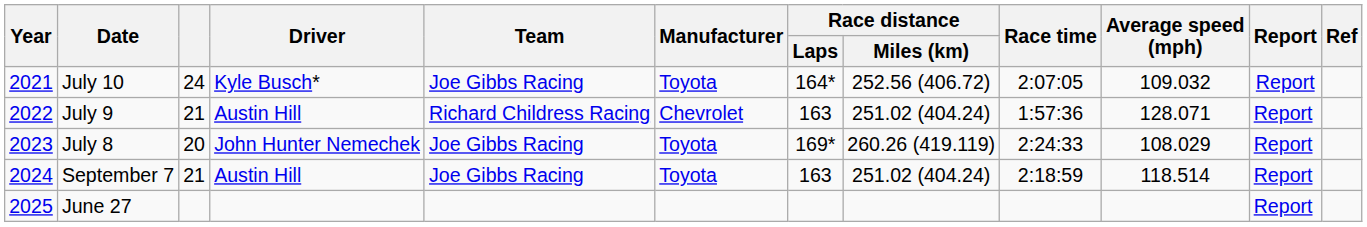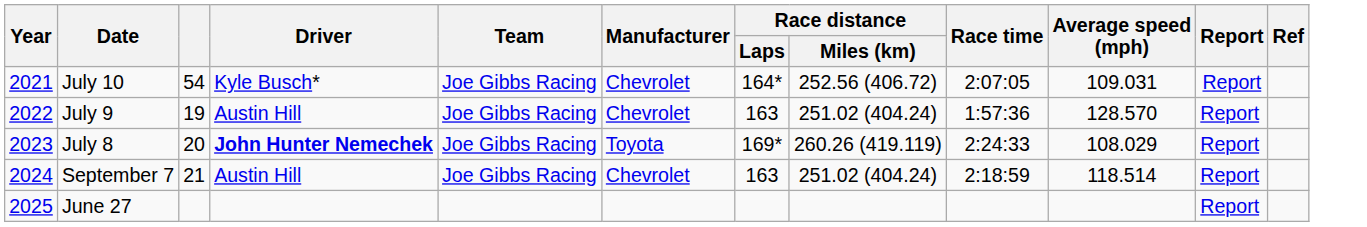(194, 82) 24 -> (194, 82) 54
(688, 82) Toyota -> (648, 82) Chevrolet
(1175, 82) 109.032 -> (1122, 82) 109.031
(194, 113) 21 -> (194, 113) 19
(540, 113) Richard Childress Racing -> (519, 113) Joe Gibbs Racing
(1175, 113) 128.071 -> (1122, 113) 128.570
(317, 145) normal -> (324, 145) bold
(688, 176) Toyota -> (648, 176) Chevrolet
